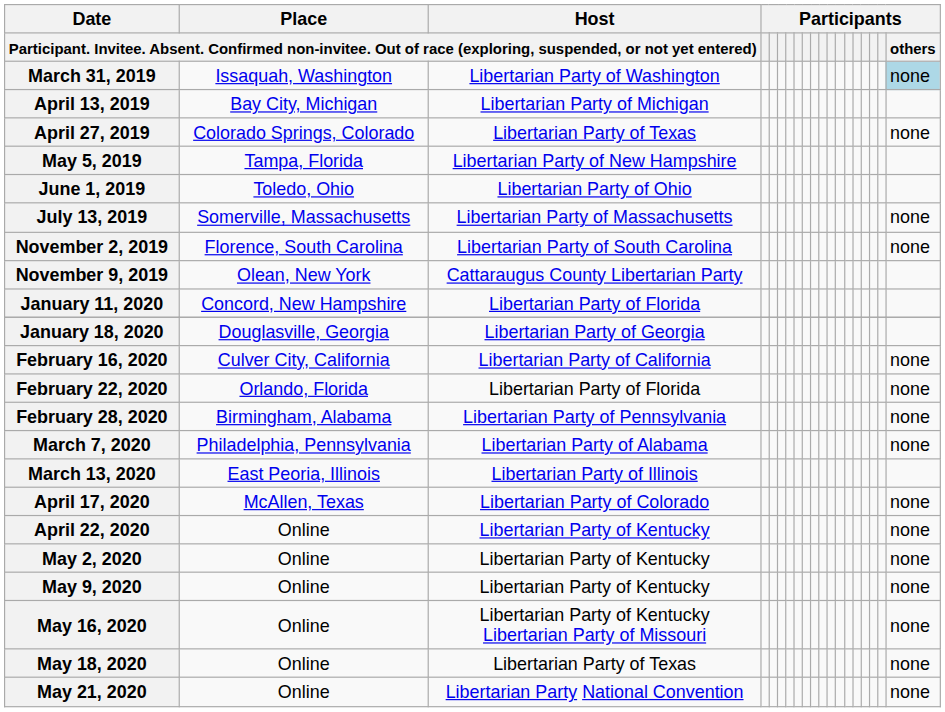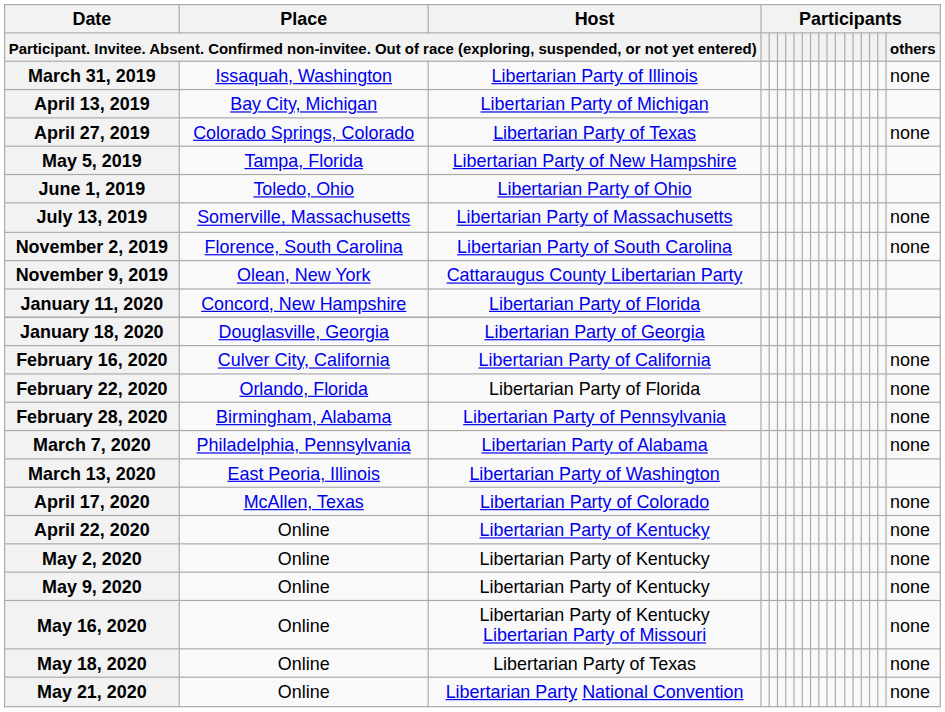(595, 76) Libertarian Party of Washington -> (595, 76) Libertarian Party of Illinois
(910, 76) lightblue background -> (910, 76) no background
(595, 473) Libertarian Party of Illinois -> (595, 473) Libertarian Party of Washington
